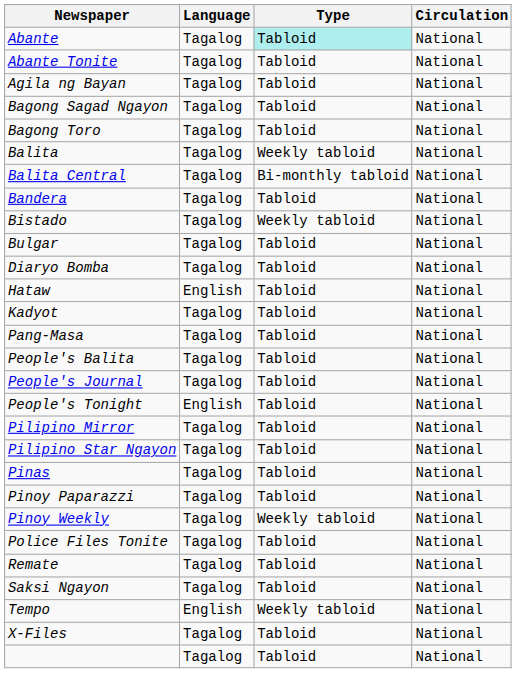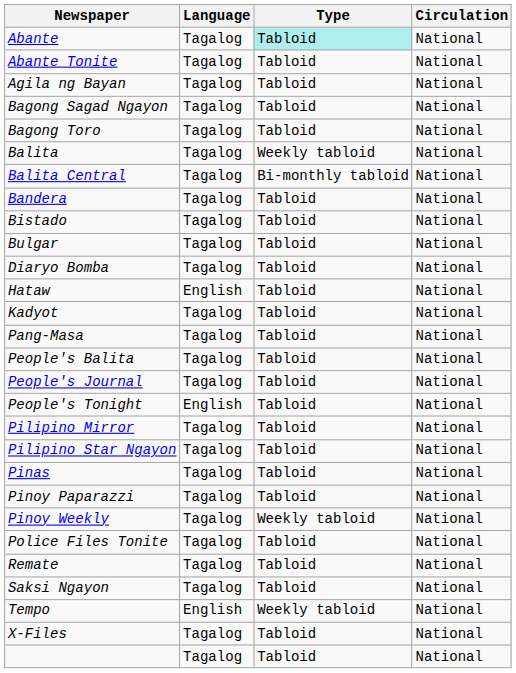(316, 222) Weekly tabloid -> (287, 222) Tabloid
